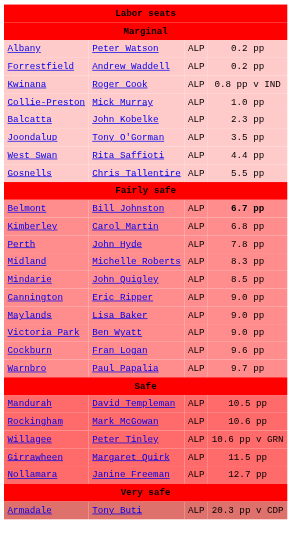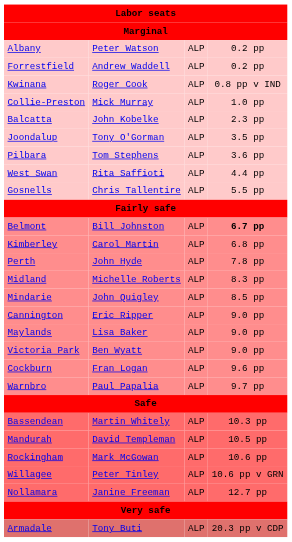+ row: (27, 156)
+ row: (35, 422)
- row: (35, 457)
